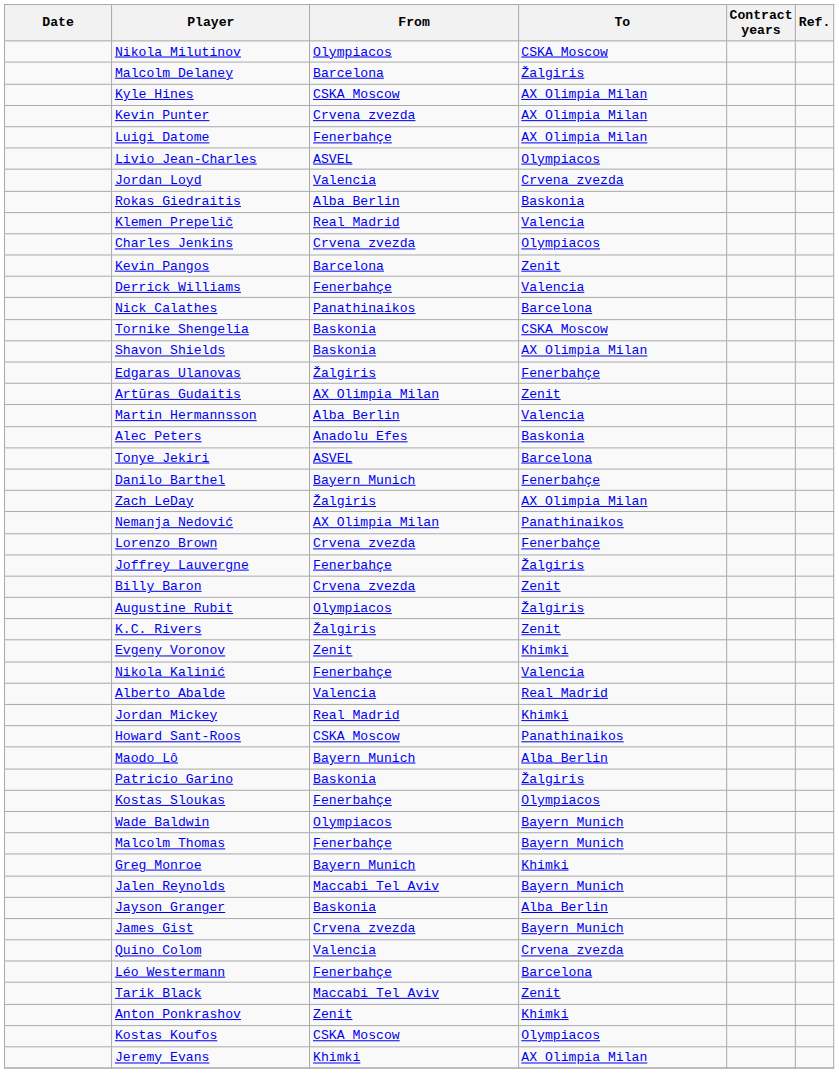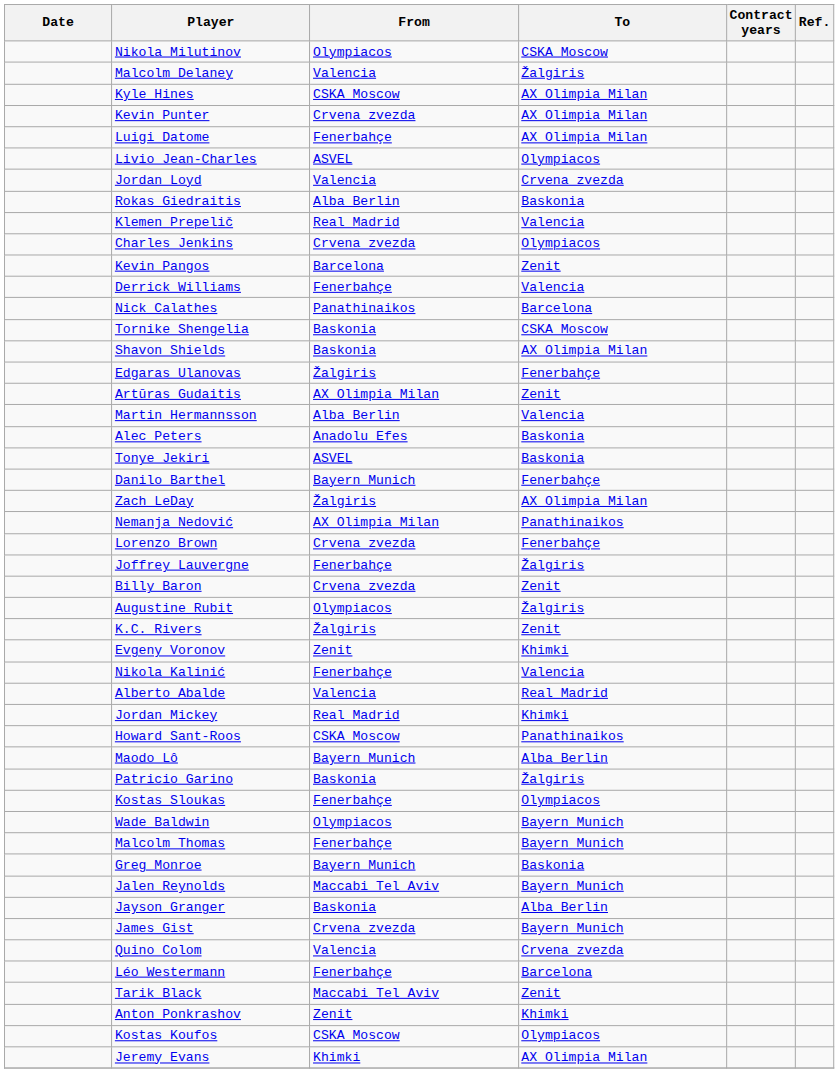(348, 73) Barcelona -> (345, 73) Valencia
(557, 458) Barcelona -> (553, 458) Baskonia
(545, 865) Khimki -> (553, 865) Baskonia
